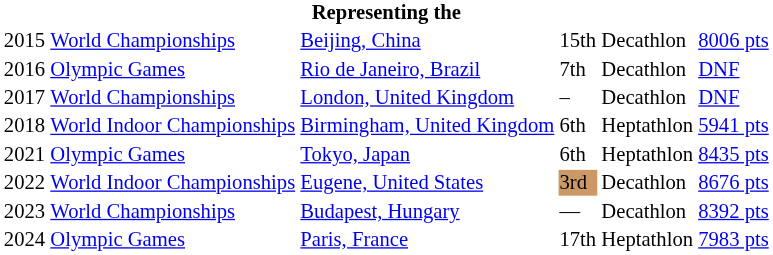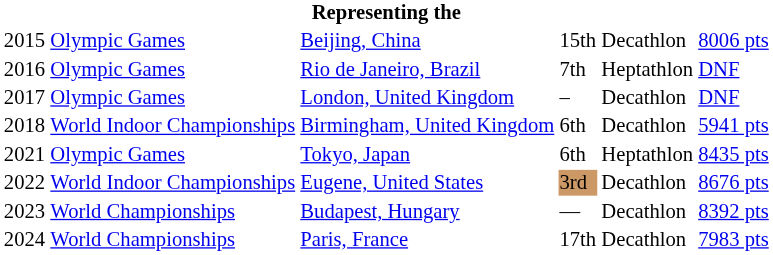(143, 40) World Championships -> (118, 40) Olympic Games
(644, 69) Decathlon -> (647, 69) Heptathlon
(143, 97) World Championships -> (118, 97) Olympic Games
(647, 125) Heptathlon -> (644, 125) Decathlon
(118, 239) Olympic Games -> (143, 239) World Championships
(647, 239) Heptathlon -> (644, 239) Decathlon
